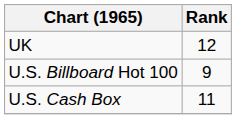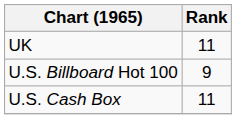(207, 45) 12 -> (207, 45) 11
